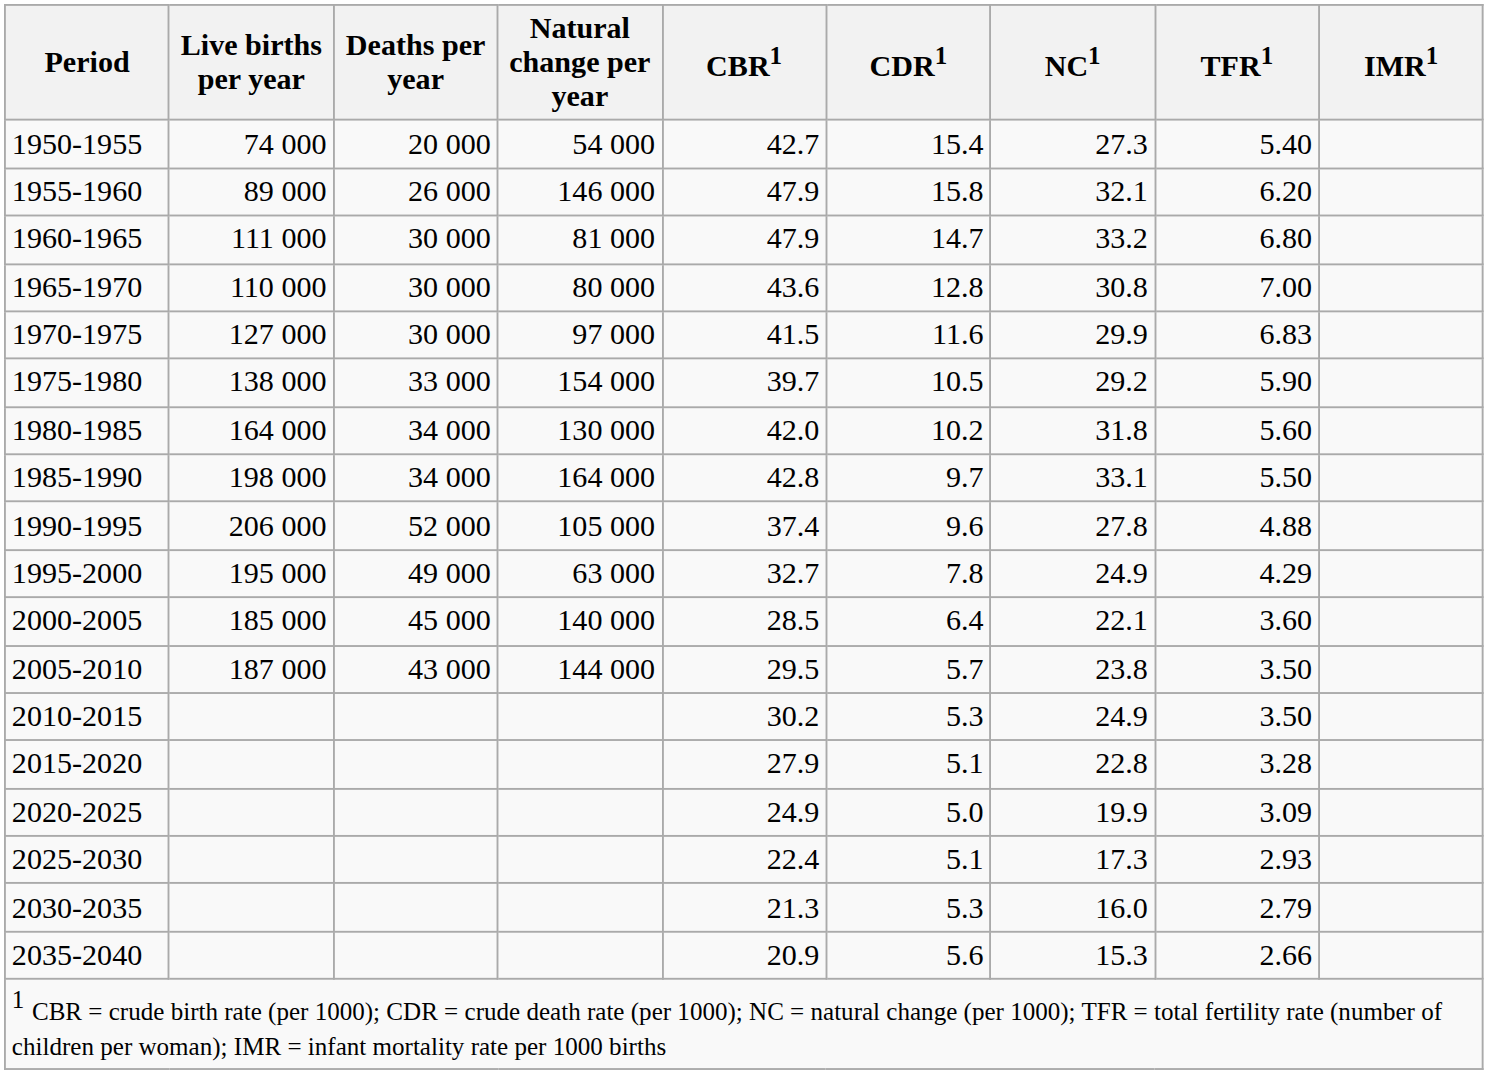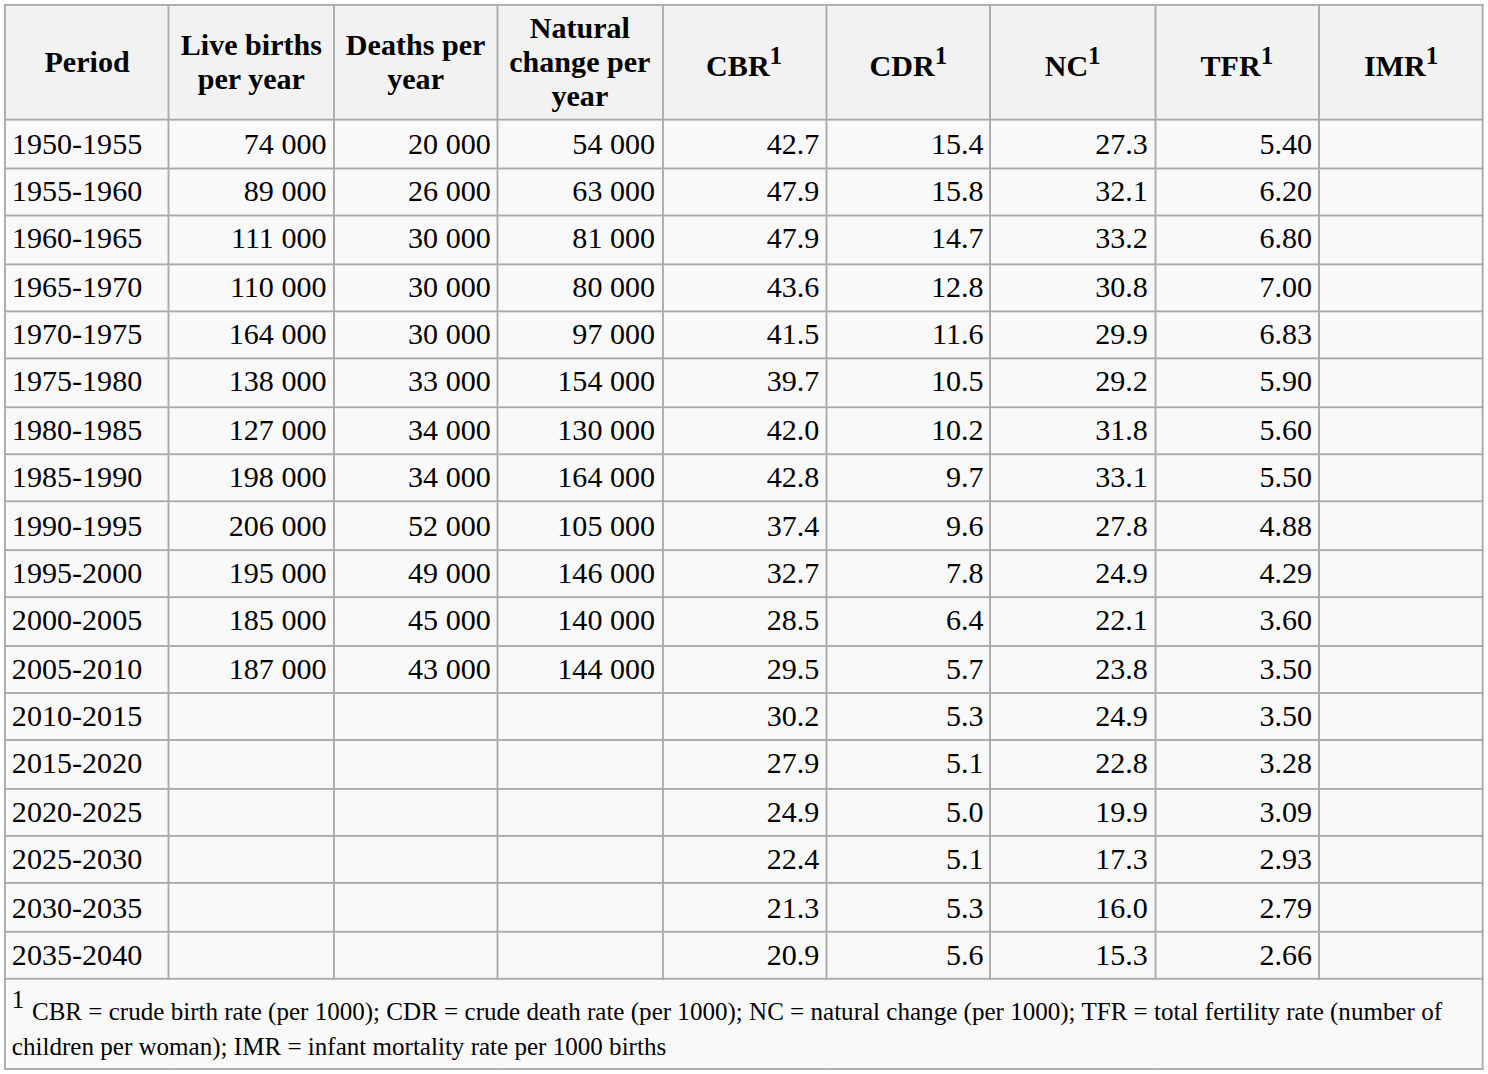(606, 191) 146 000 -> (614, 191) 63 000
(278, 334) 127 000 -> (278, 334) 164 000
(278, 429) 164 000 -> (278, 429) 127 000
(614, 573) 63 000 -> (606, 573) 146 000
